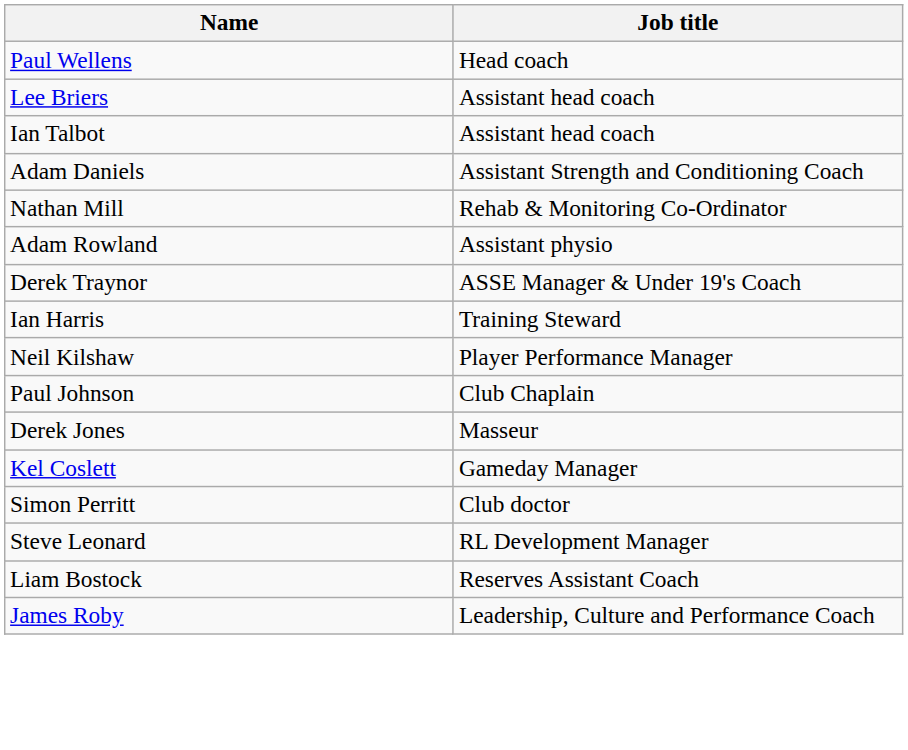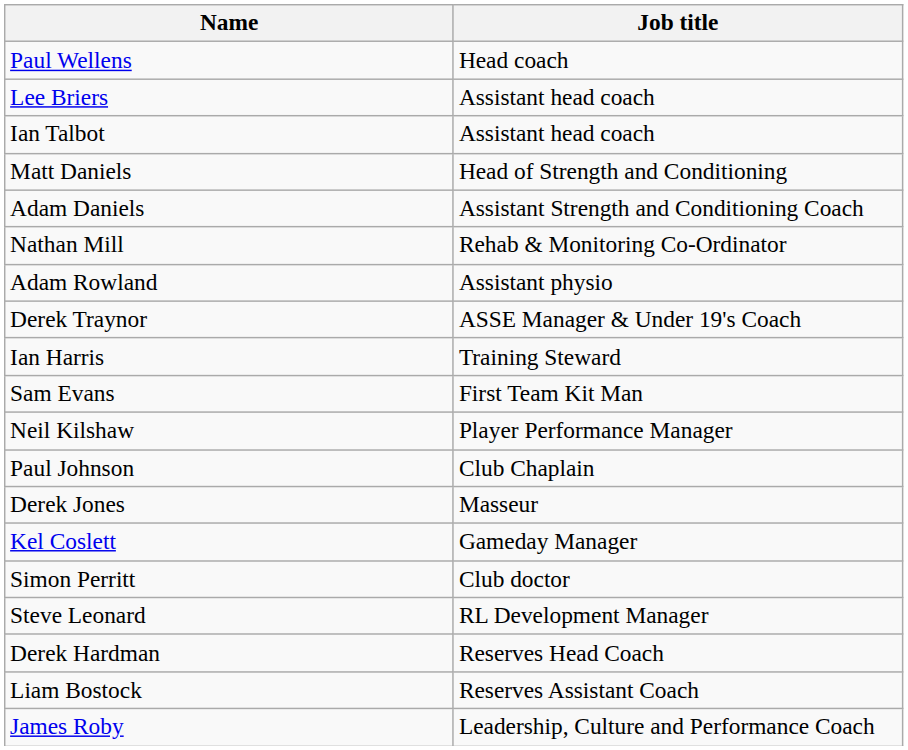+ row: (71, 171)
+ row: (62, 393)
+ row: (85, 652)
